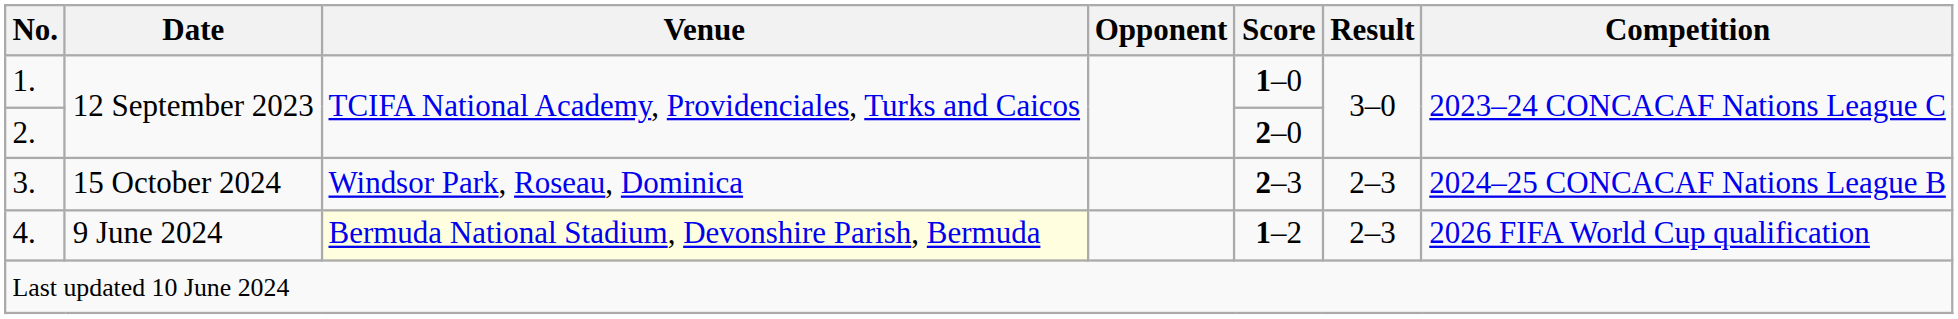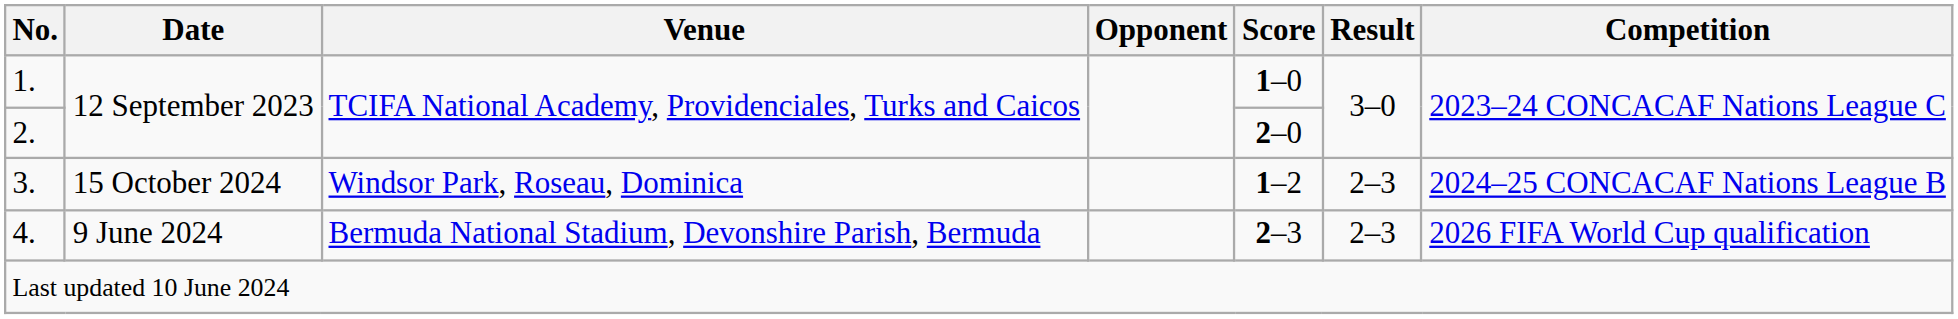(1279, 183) 2–3 -> (1279, 183) 1–2
(684, 234) lightyellow background -> (684, 234) no background
(1279, 234) 1–2 -> (1279, 234) 2–3
